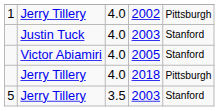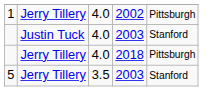- row: (11, 55)
